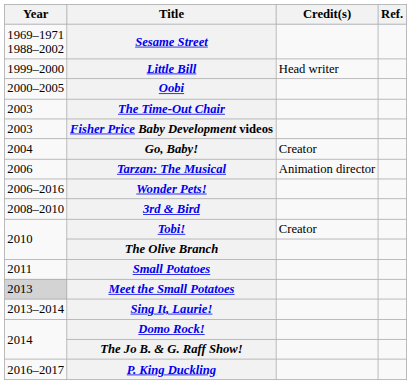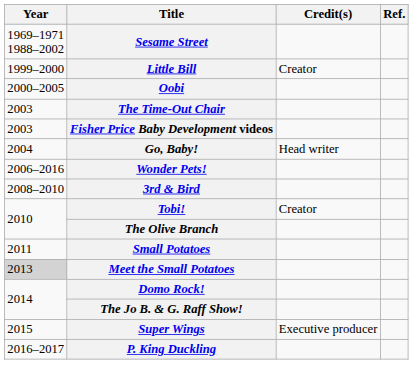(309, 68) Head writer -> (298, 68) Creator
(298, 149) Creator -> (309, 149) Head writer
- row: (171, 169)
- row: (171, 309)
+ row: (171, 329)
